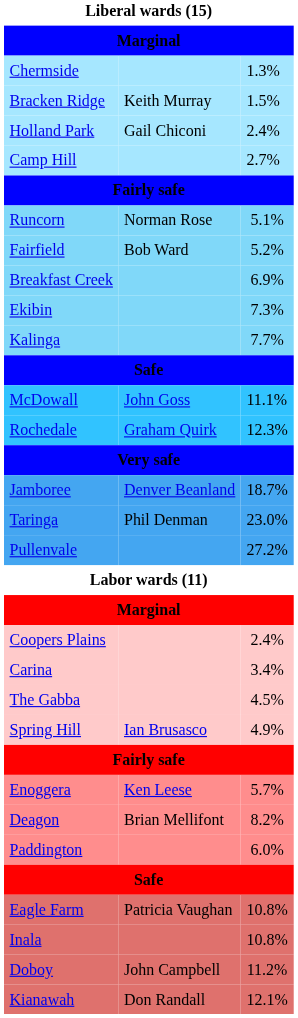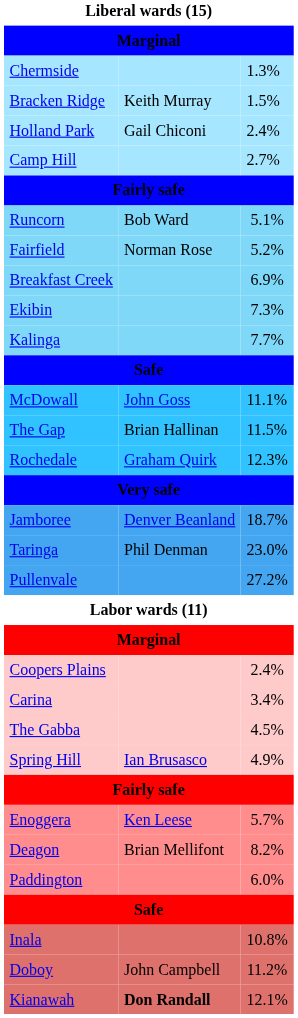(168, 220) Norman Rose -> (156, 220) Bob Ward
(156, 250) Bob Ward -> (168, 250) Norman Rose
+ row: (37, 429)
- row: (47, 909)
(165, 999) normal -> (167, 999) bold
